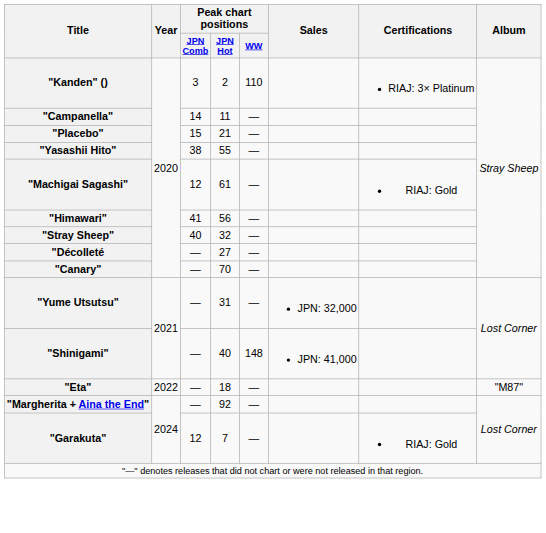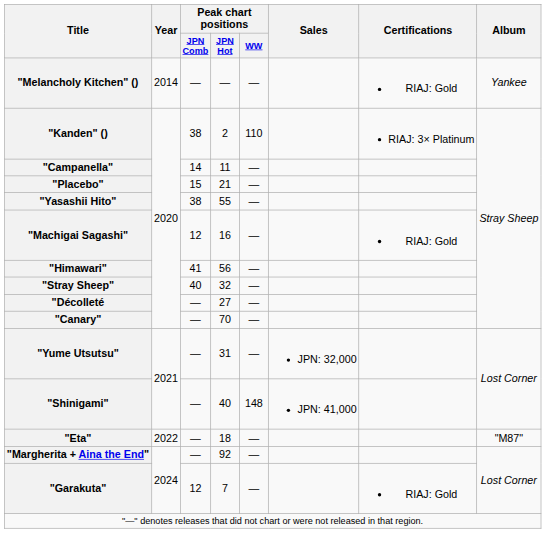+ row: (78, 83)
(195, 83) 3 -> (195, 133) 38
(225, 184) 61 -> (225, 235) 16
